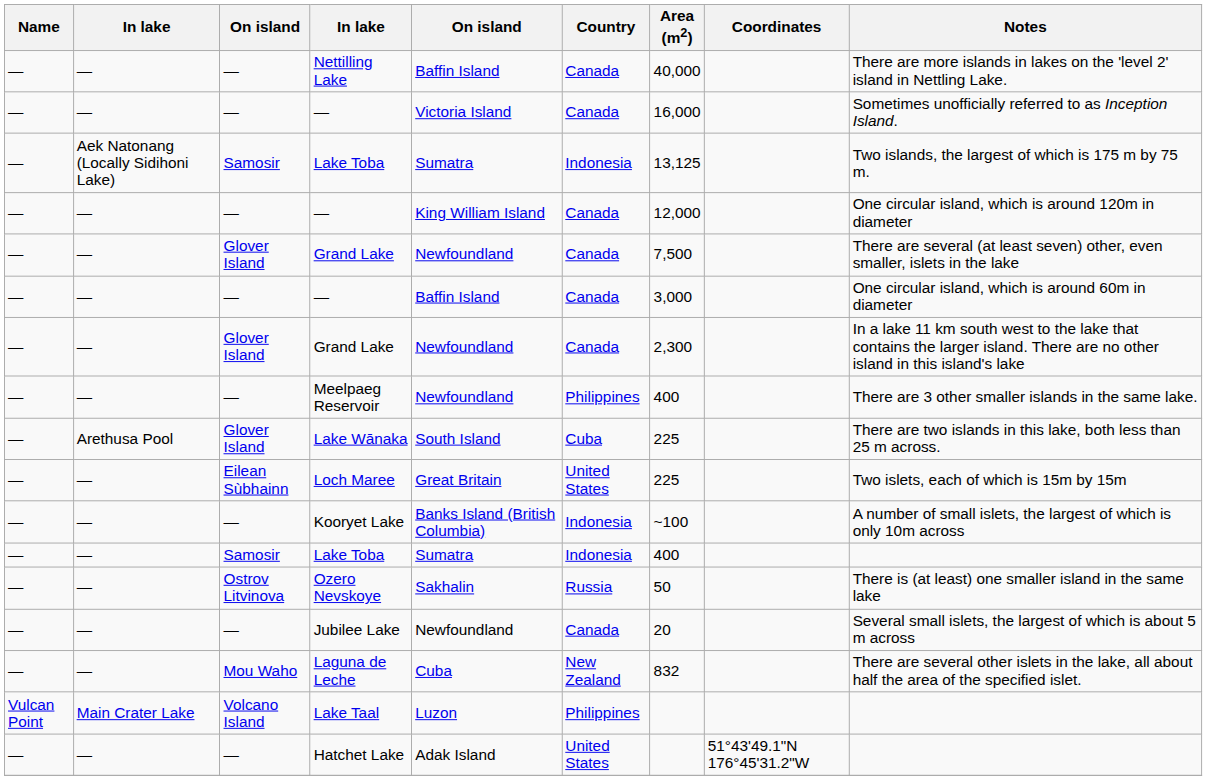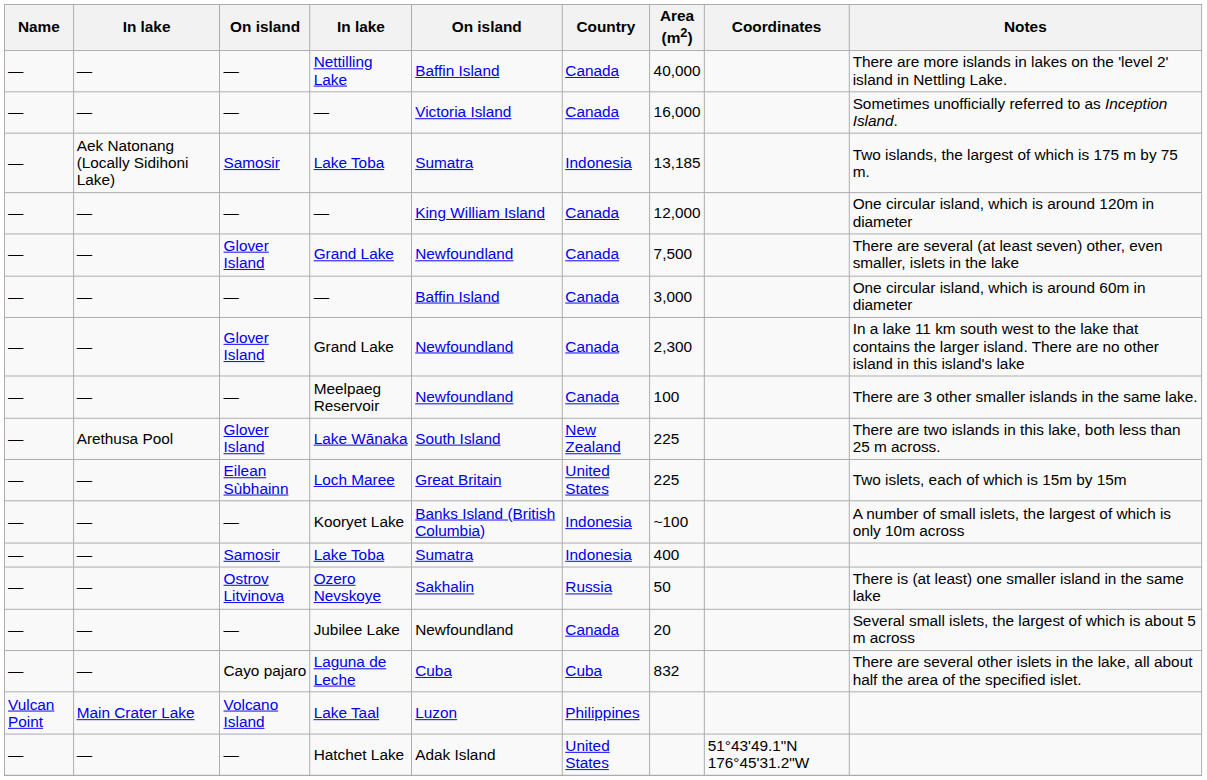(677, 163) 13,125 -> (677, 163) 13,185
(602, 397) Philippines -> (592, 397) Canada
(666, 397) 400 -> (666, 397) 100
(584, 438) Cuba -> (593, 438) New Zealand
(260, 671) Mou Waho -> (265, 671) Cayo pajaro
(593, 671) New Zealand -> (584, 671) Cuba
